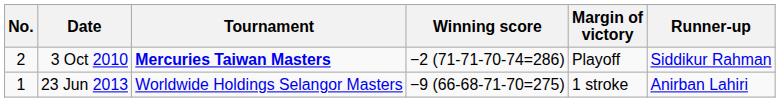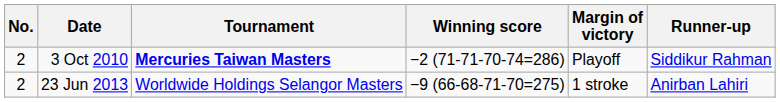(21, 85) 1 -> (21, 85) 2
